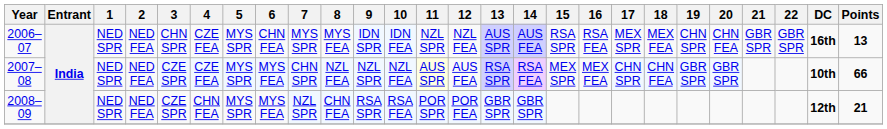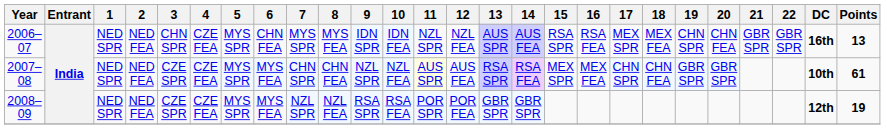(337, 74) NZL FEA -> (335, 74) CHN FEA
(861, 74) 66 -> (858, 74) 61
(207, 108) CHN FEA -> (206, 108) CZE FEA
(337, 108) CHN FEA -> (335, 108) NZL FEA
(861, 108) 21 -> (858, 108) 19
